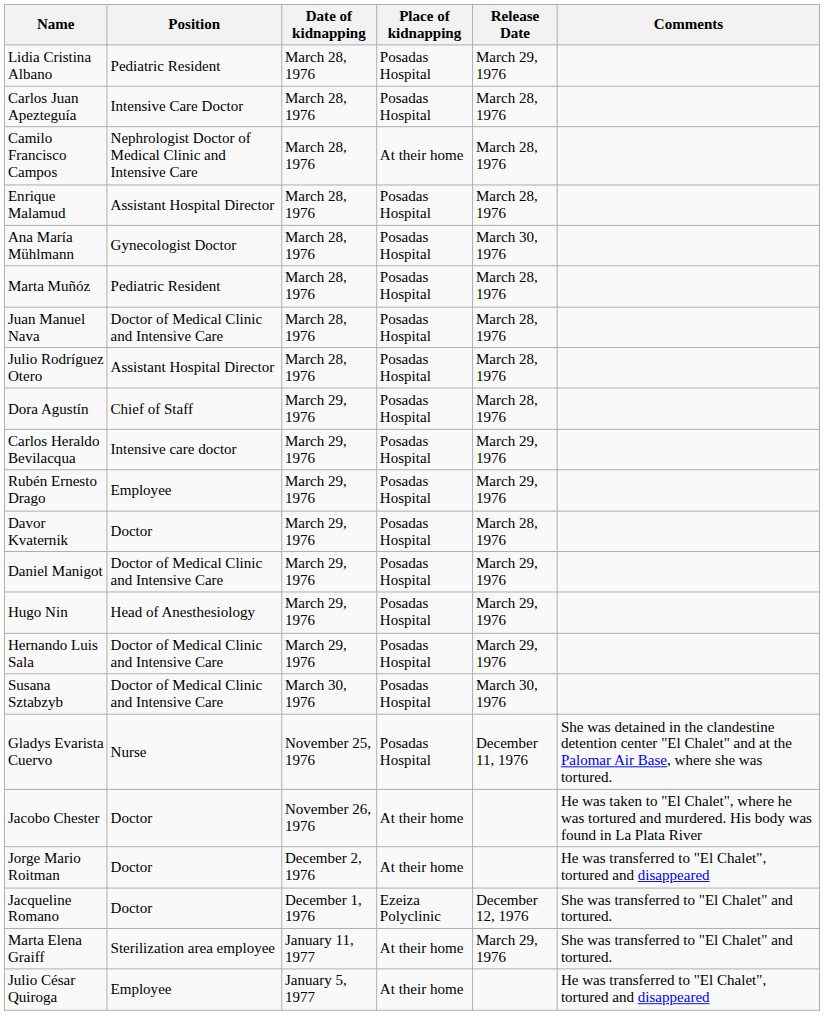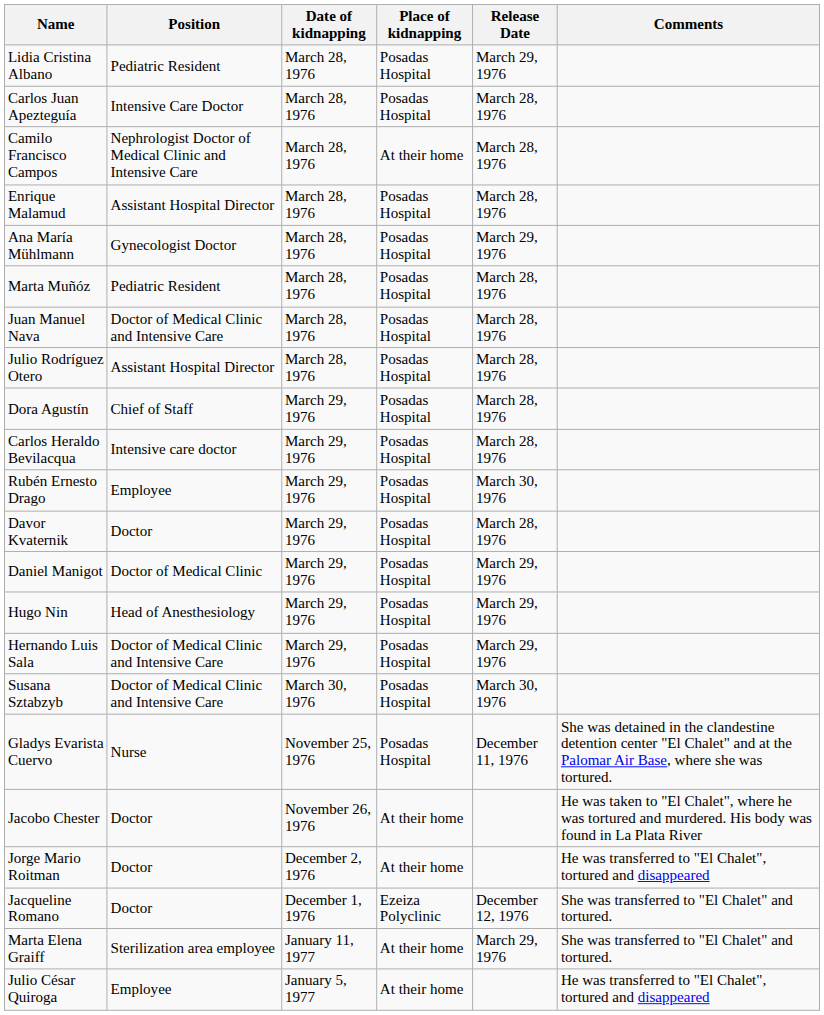(507, 245) March 30, 1976 -> (507, 245) March 29, 1976
(507, 449) March 29, 1976 -> (507, 449) March 28, 1976
(507, 490) March 29, 1976 -> (507, 490) March 30, 1976
(186, 571) Doctor of Medical Clinic and Intensive Care -> (186, 571) Doctor of Medical Clinic
